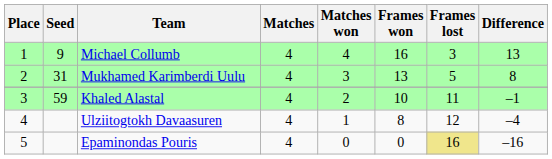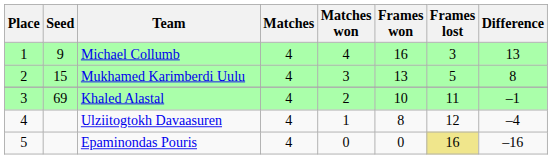(60, 76) 31 -> (60, 76) 15
(60, 98) 59 -> (60, 98) 69
